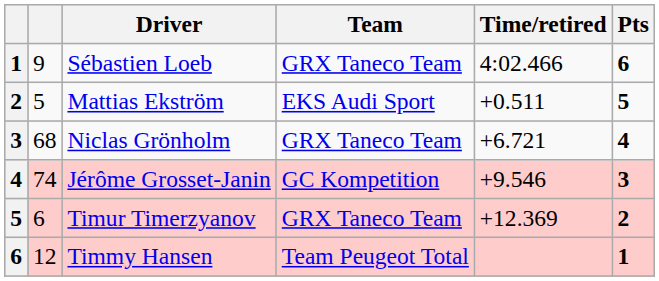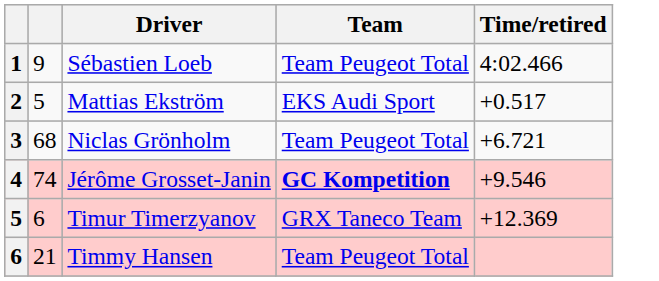- column: (633, 24)
(372, 62) GRX Taneco Team -> (375, 62) Team Peugeot Total
(513, 101) +0.511 -> (513, 101) +0.517
(372, 140) GRX Taneco Team -> (375, 140) Team Peugeot Total
(361, 179) normal -> (366, 179) bold
(45, 257) 12 -> (45, 257) 21
